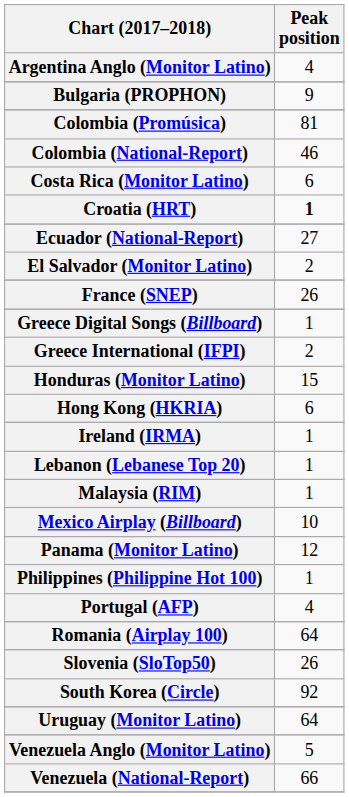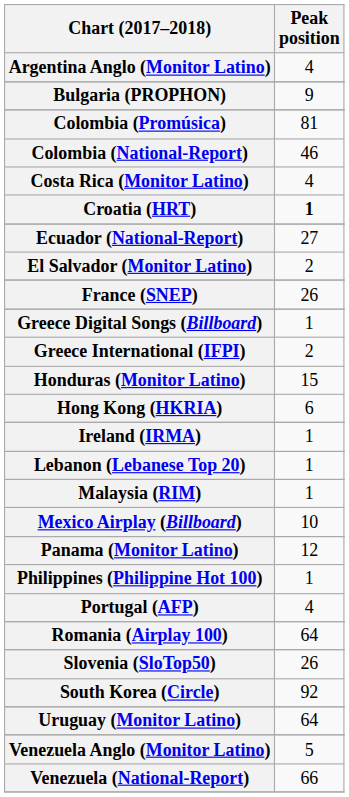(309, 180) 6 -> (309, 180) 4
